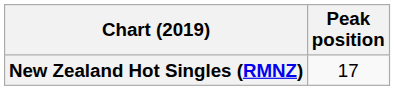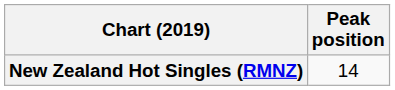(348, 70) 17 -> (348, 70) 14
